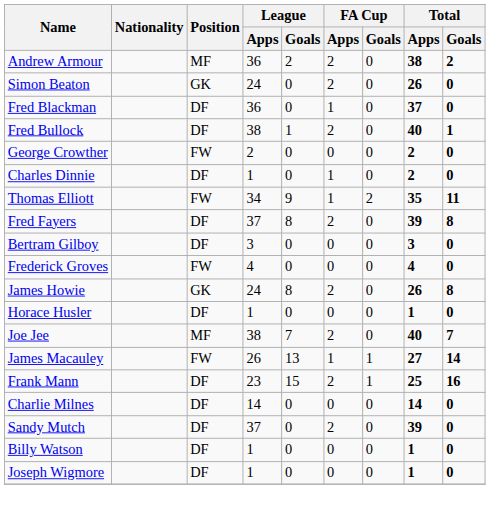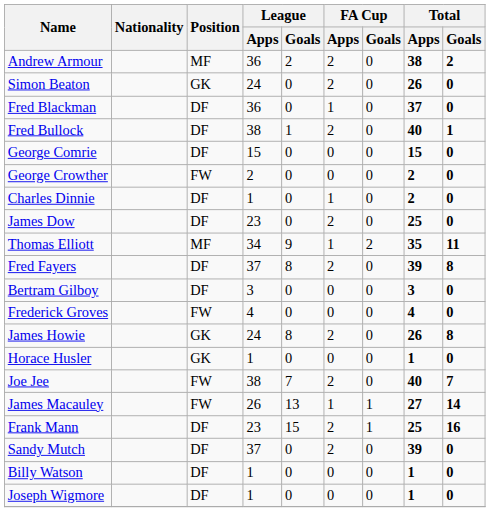+ row: (52, 152)
+ row: (41, 221)
(201, 198) FW -> (201, 244) MF
(199, 312) DF -> (201, 358) GK
(201, 335) MF -> (201, 381) FW
- row: (51, 404)
